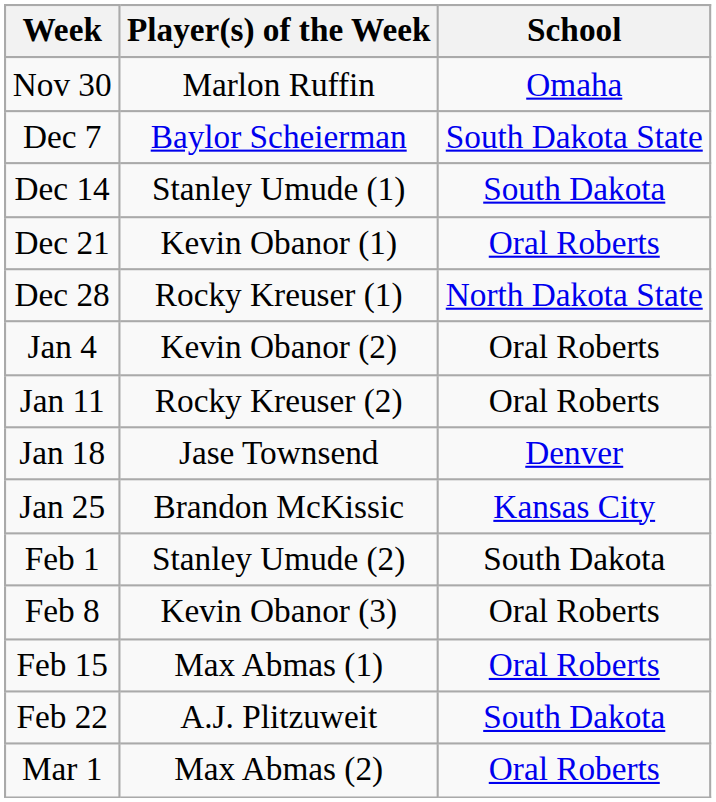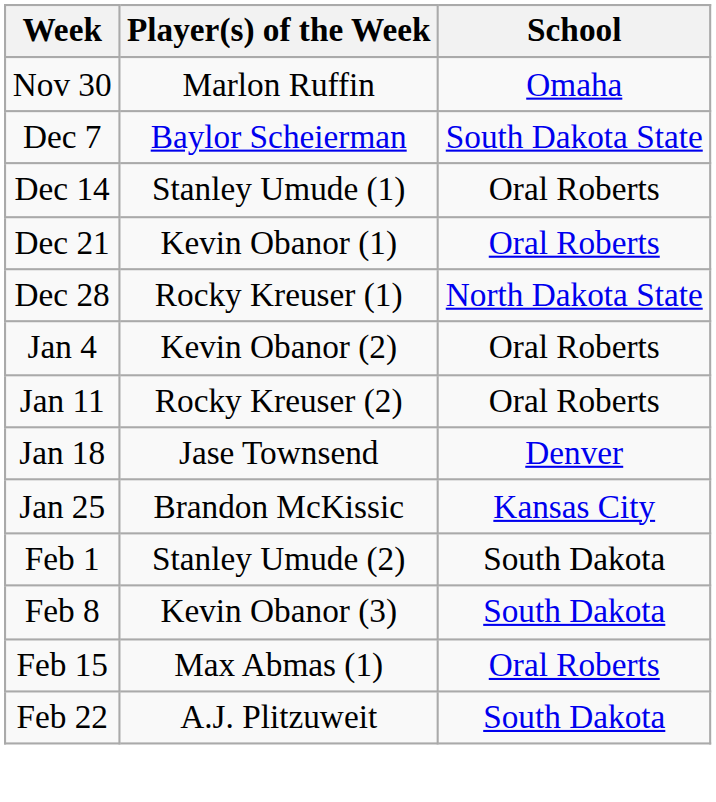(574, 189) South Dakota -> (574, 189) Oral Roberts
(574, 611) Oral Roberts -> (574, 611) South Dakota
- row: (62, 769)
